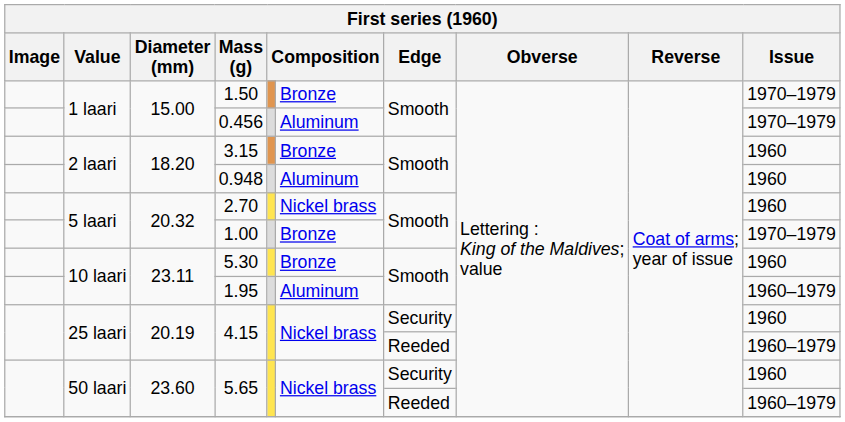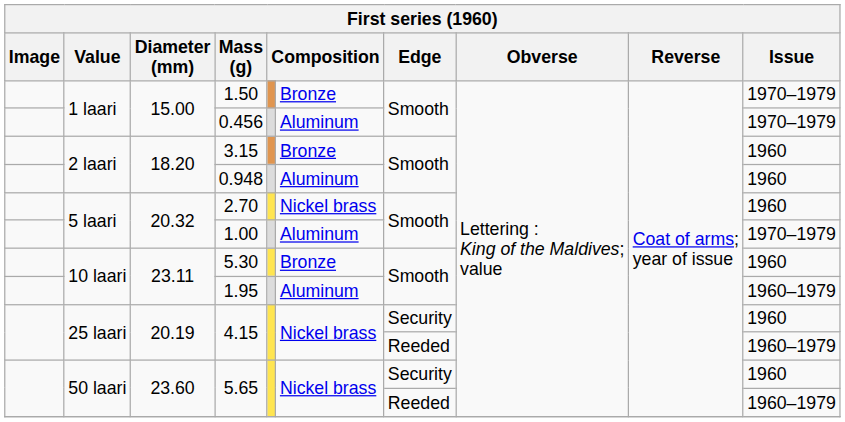(308, 234) Bronze -> (319, 234) Aluminum
